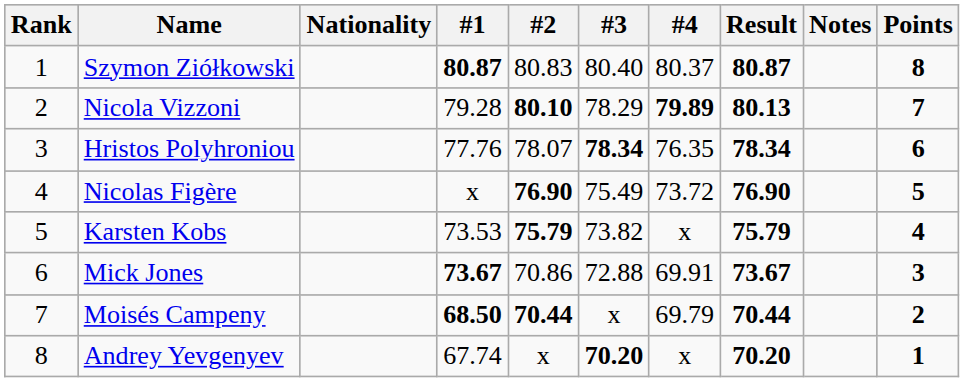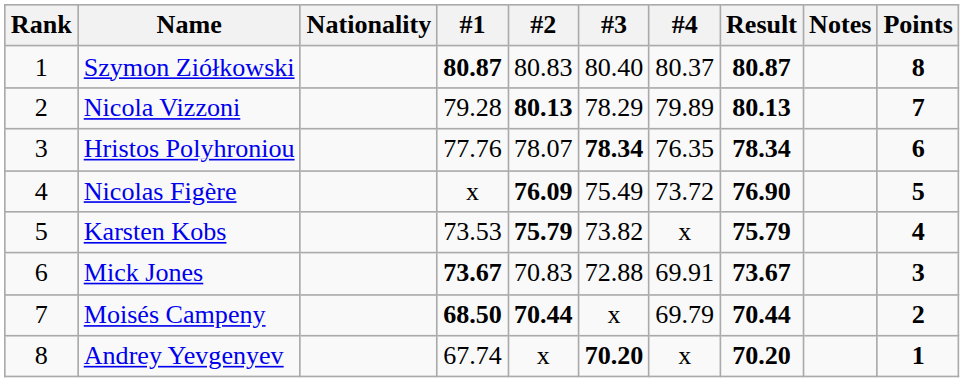(543, 107) 80.10 -> (543, 107) 80.13
(685, 107) bold -> (685, 107) normal
(543, 190) 76.90 -> (543, 190) 76.09
(543, 273) 70.86 -> (543, 273) 70.83
